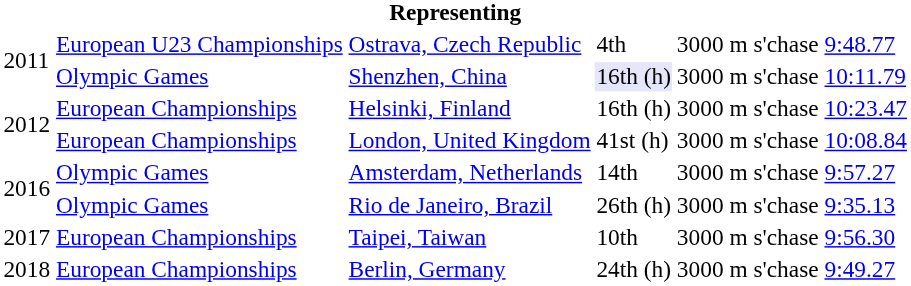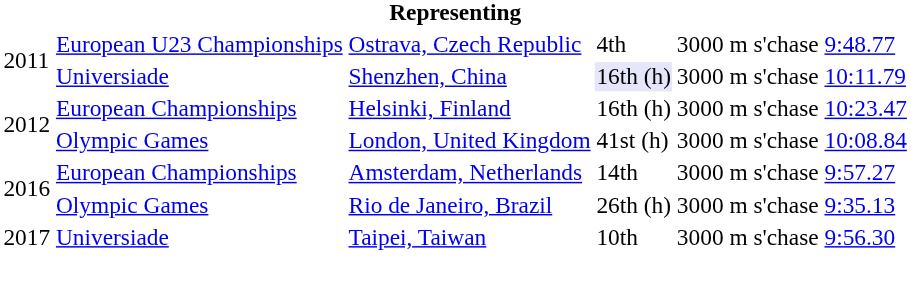(132, 76) Olympic Games -> (112, 76) Universiade
(176, 140) European Championships -> (132, 140) Olympic Games
(132, 172) Olympic Games -> (176, 172) European Championships
(176, 237) European Championships -> (112, 237) Universiade
- row: (427, 269)
